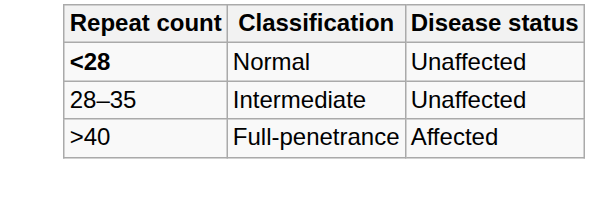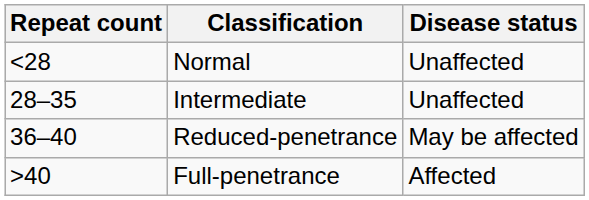(90, 61) bold -> (30, 61) normal
+ row: (285, 137)
